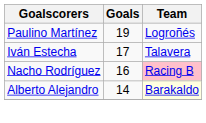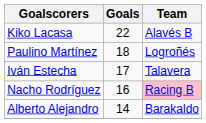+ row: (40, 33)
(123, 33) 19 -> (123, 52) 18
(172, 90) lightyellow background -> (172, 109) no background
